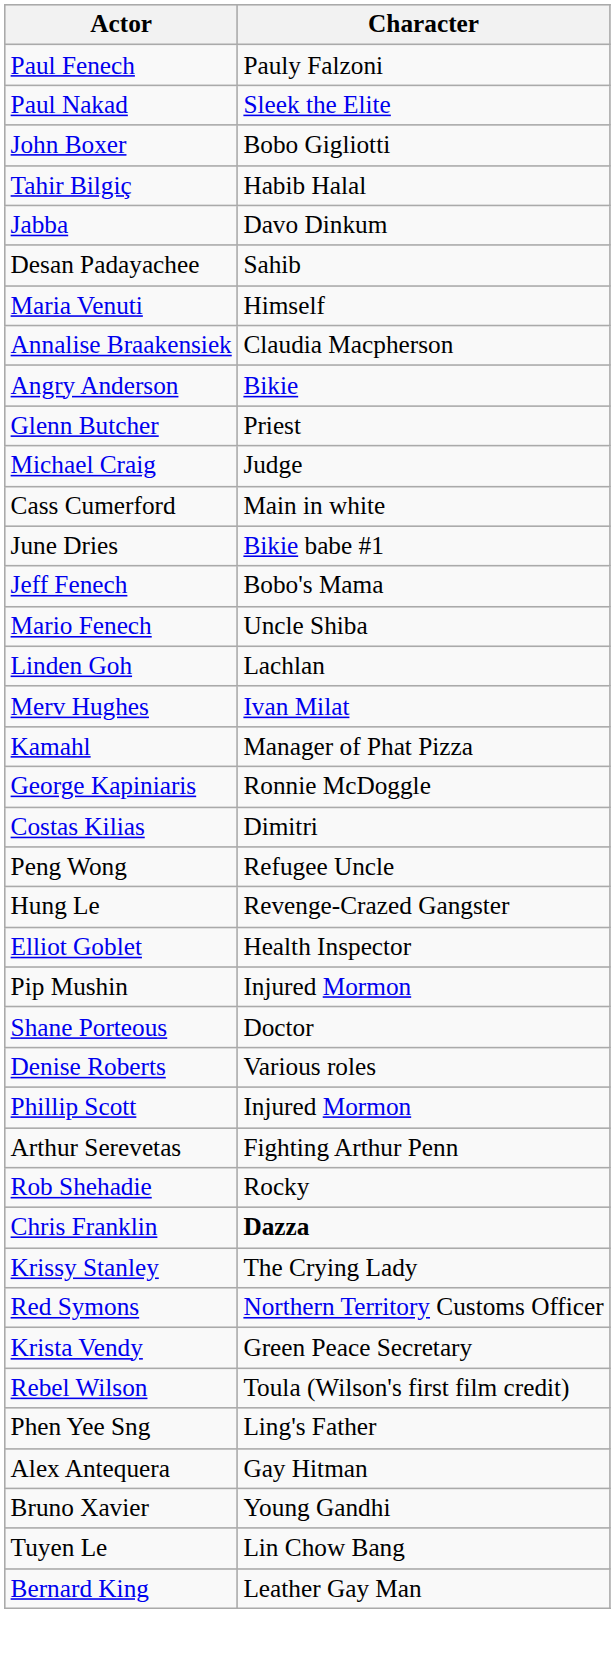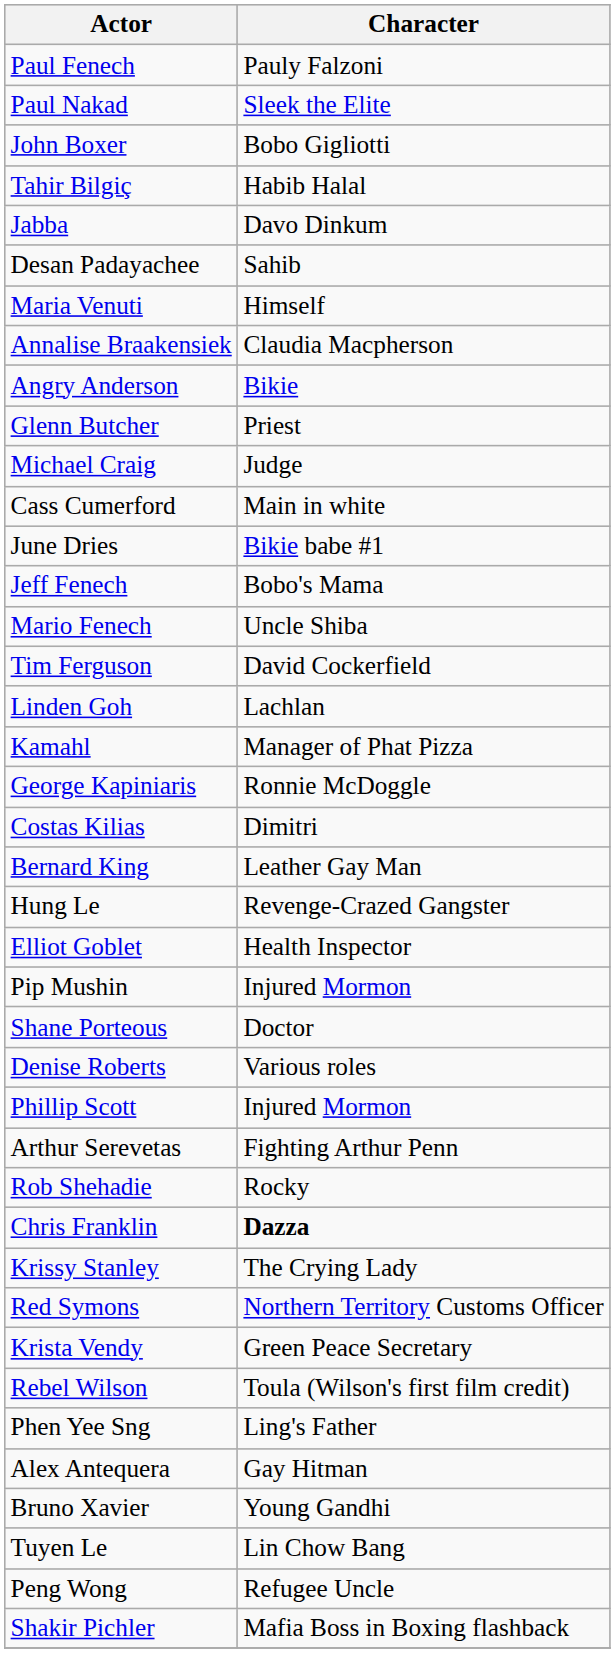+ row: (81, 666)
- row: (80, 706)
rows swapped: (80, 1588) <-> (69, 866)
+ row: (83, 1628)
